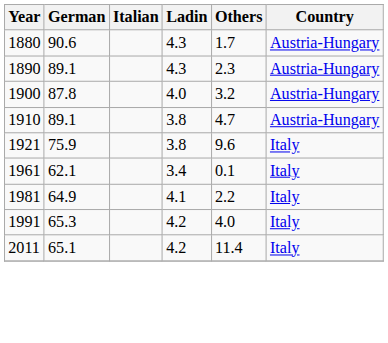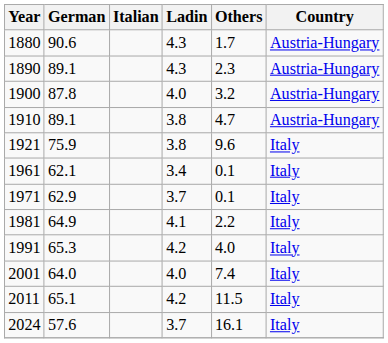+ row: (24, 196)
+ row: (24, 273)
(229, 247) 11.4 -> (229, 299) 11.5
+ row: (24, 324)
